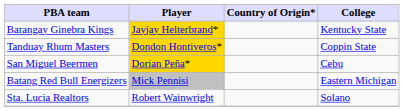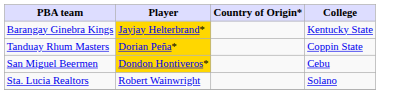(177, 47) Dondon Hontiveros* -> (148, 47) Dorian Peña*
(161, 64) Dorian Peña* -> (163, 64) Dondon Hontiveros*
- row: (67, 81)
